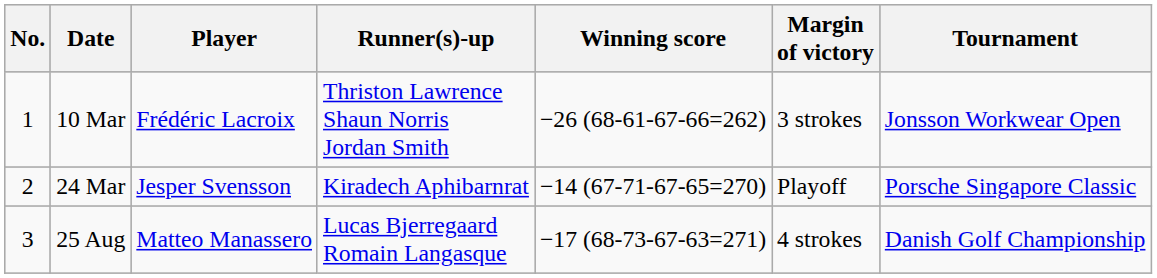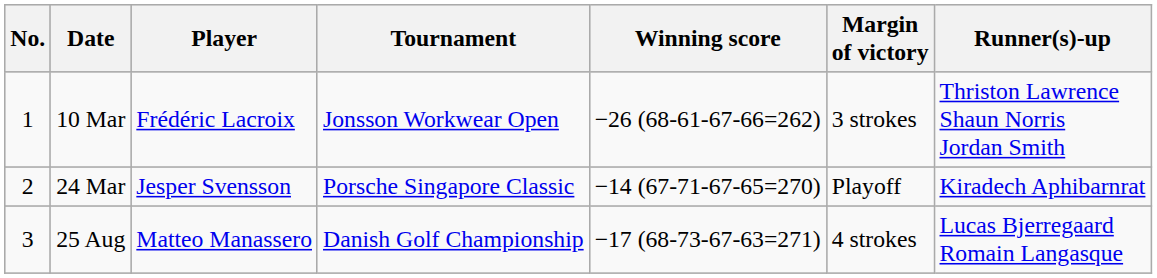columns swapped: (1015, 38) <-> (426, 38)
